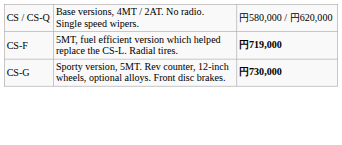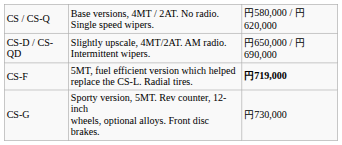+ row: (30, 48)
(260, 72) bold -> (265, 114) normal
